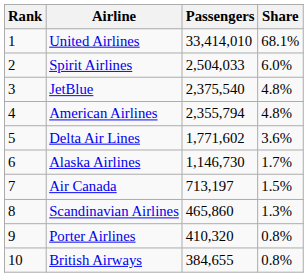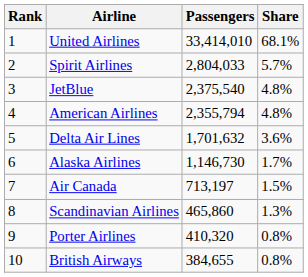(215, 65) 2,504,033 -> (215, 65) 2,804,033
(277, 65) 6.0% -> (277, 65) 5.7%
(215, 138) 1,771,602 -> (215, 138) 1,701,632
